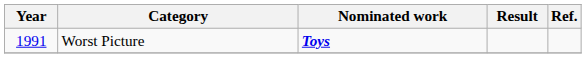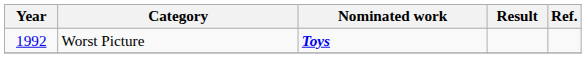(31, 40) 1991 -> (31, 40) 1992
